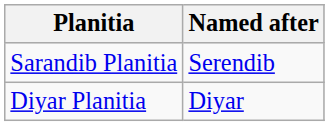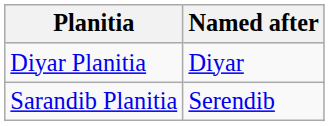rows swapped: (78, 100) <-> (94, 62)
